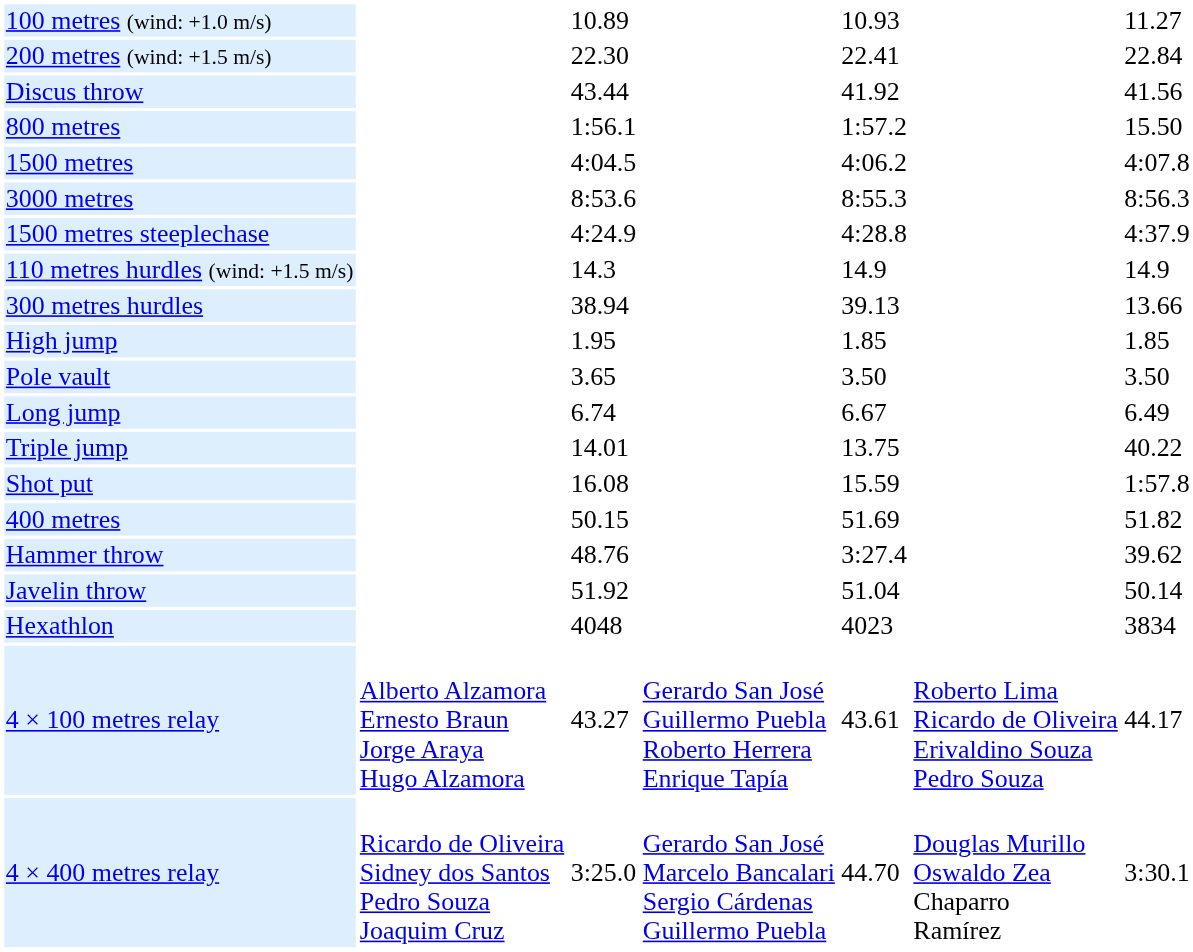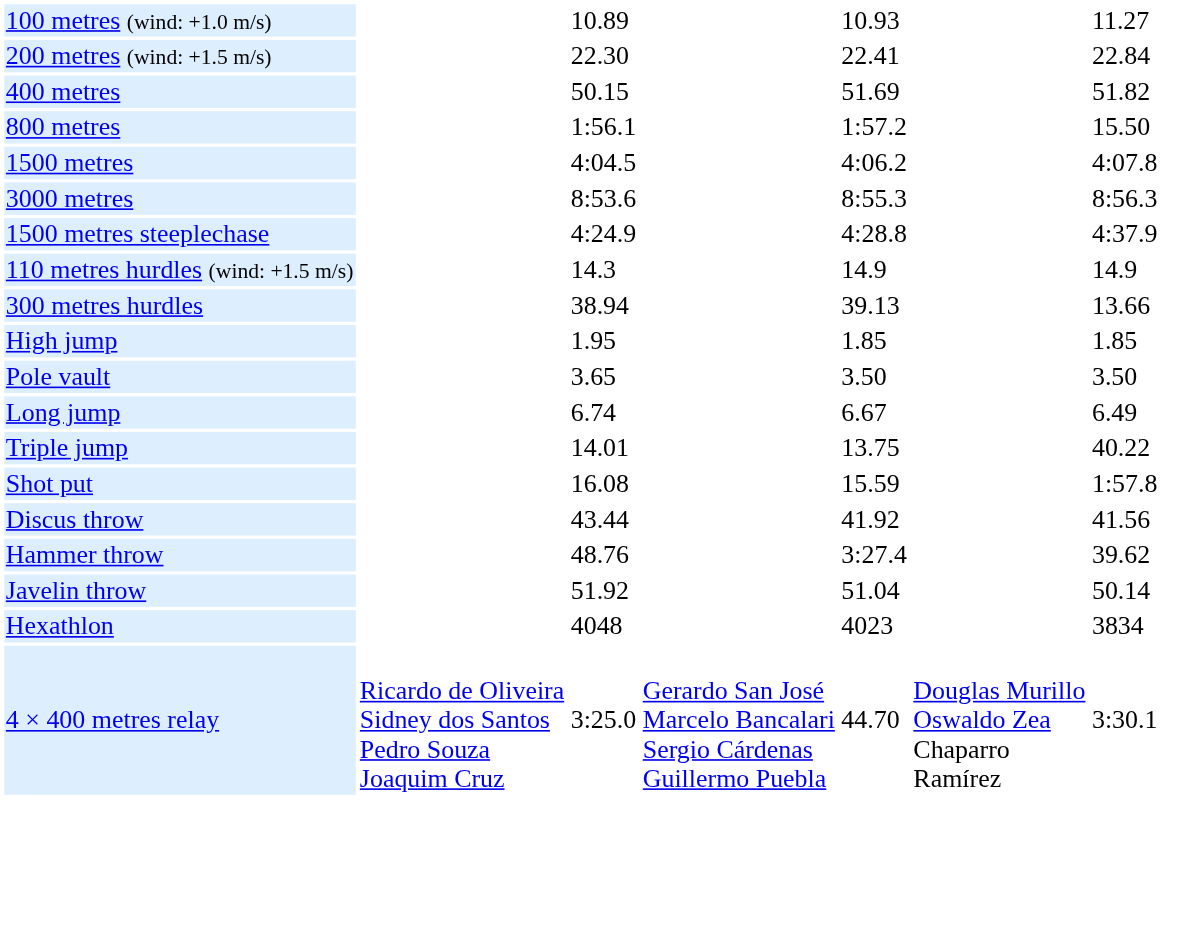rows swapped: (63, 519) <-> (75, 91)
- row: (113, 719)
